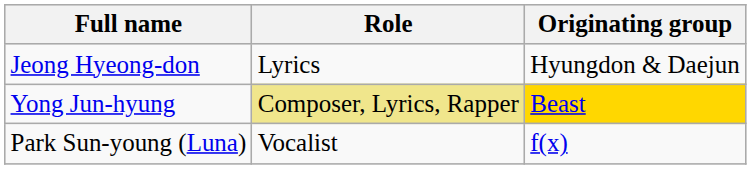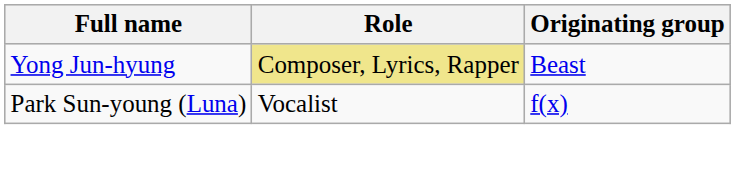- row: (105, 63)
(558, 103) gold background -> (558, 63) no background
